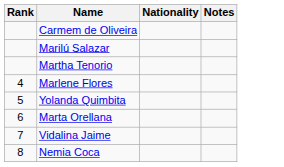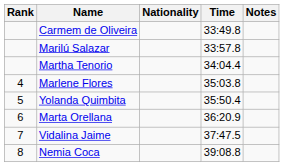+ column: (222, 13)
